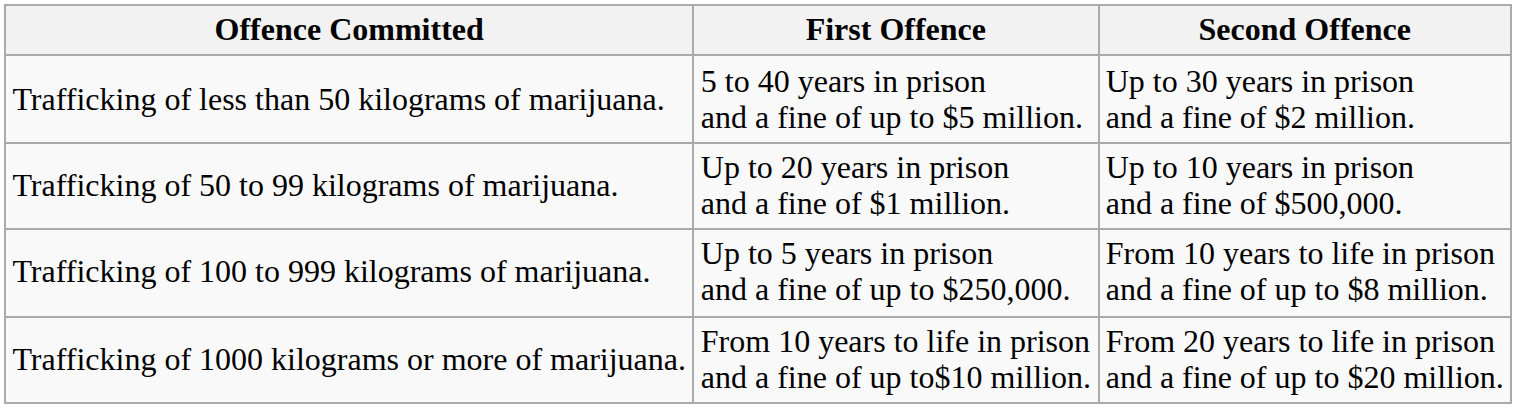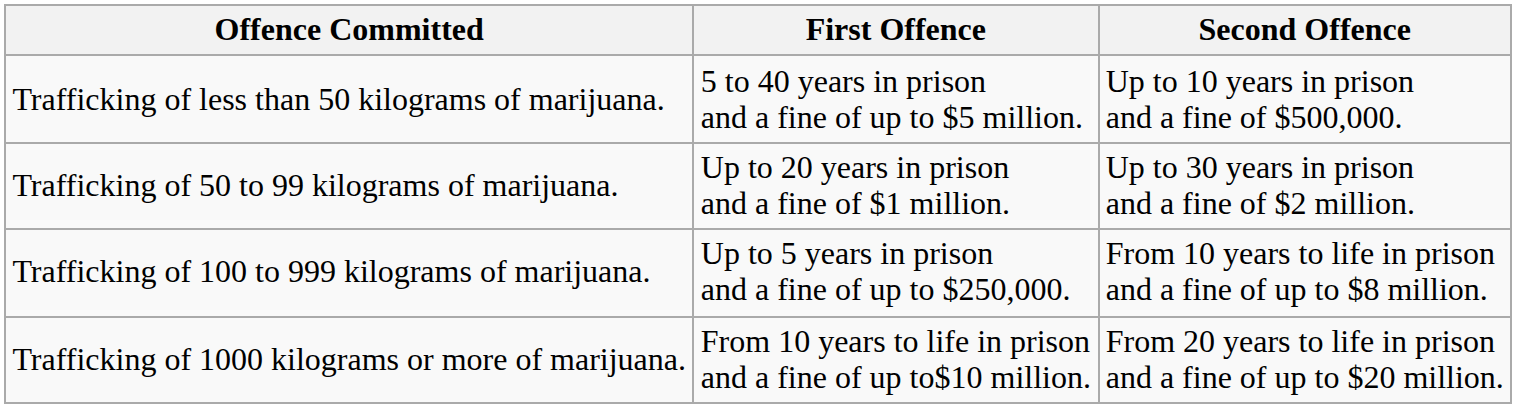(1260, 98) Up to 30 years in prison and a fine of $2 million. -> (1260, 98) Up to 10 years in prison and a fine of $500,000.
(1260, 185) Up to 10 years in prison and a fine of $500,000. -> (1260, 185) Up to 30 years in prison and a fine of $2 million.
